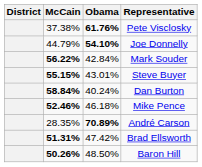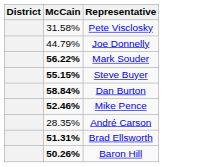- column: (102, 12)
(63, 28) 37.38% -> (63, 28) 31.58%
